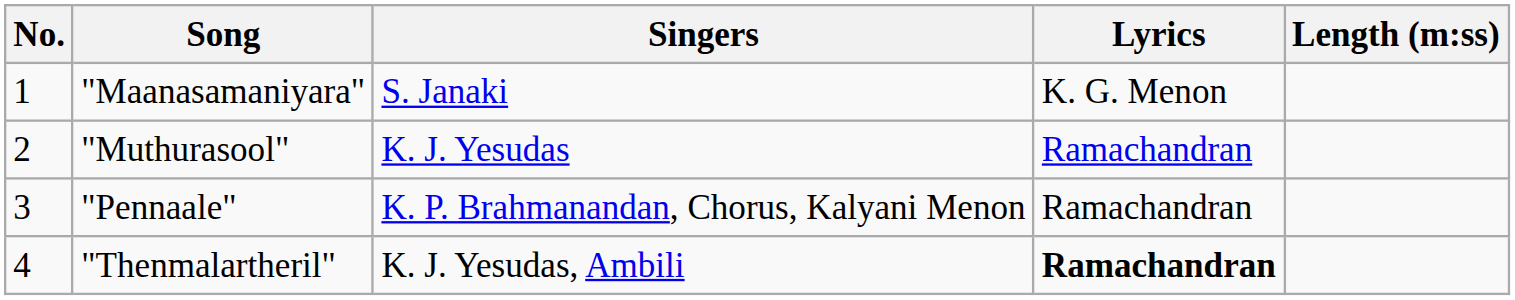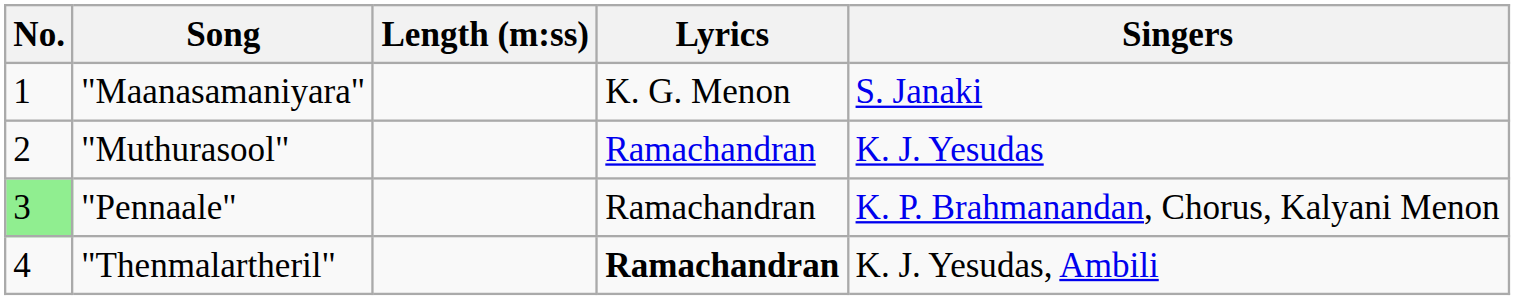columns swapped: (703, 33) <-> (1396, 33)
(22, 207) no background -> (22, 207) lightgreen background
